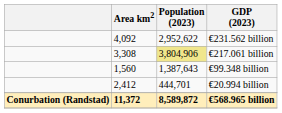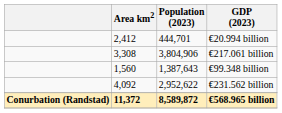rows swapped: (241, 38) <-> (239, 85)
(178, 54) khaki background -> (178, 54) no background
